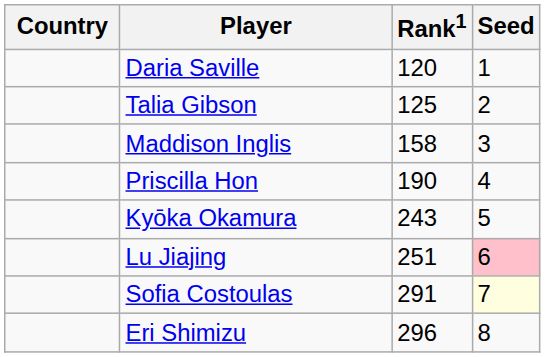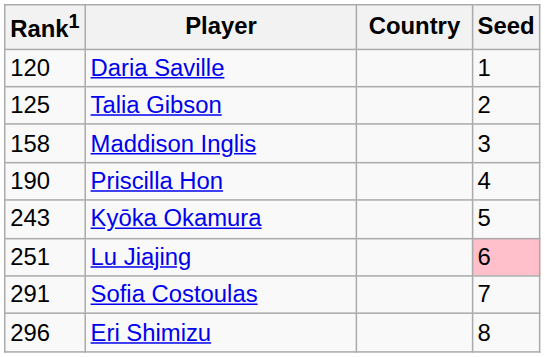columns swapped: (62, 26) <-> (432, 26)
(484, 294) lightyellow background -> (484, 294) no background
